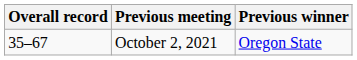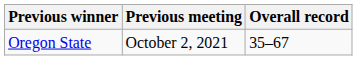columns swapped: (58, 17) <-> (294, 17)
